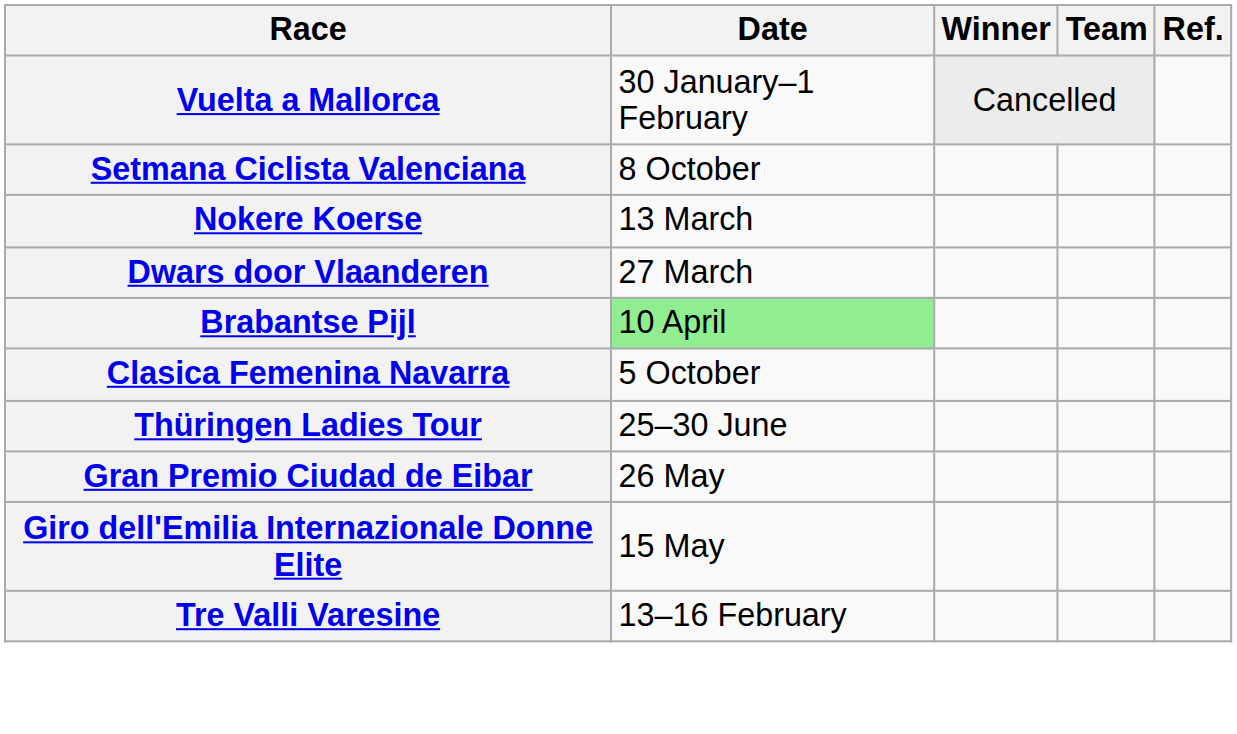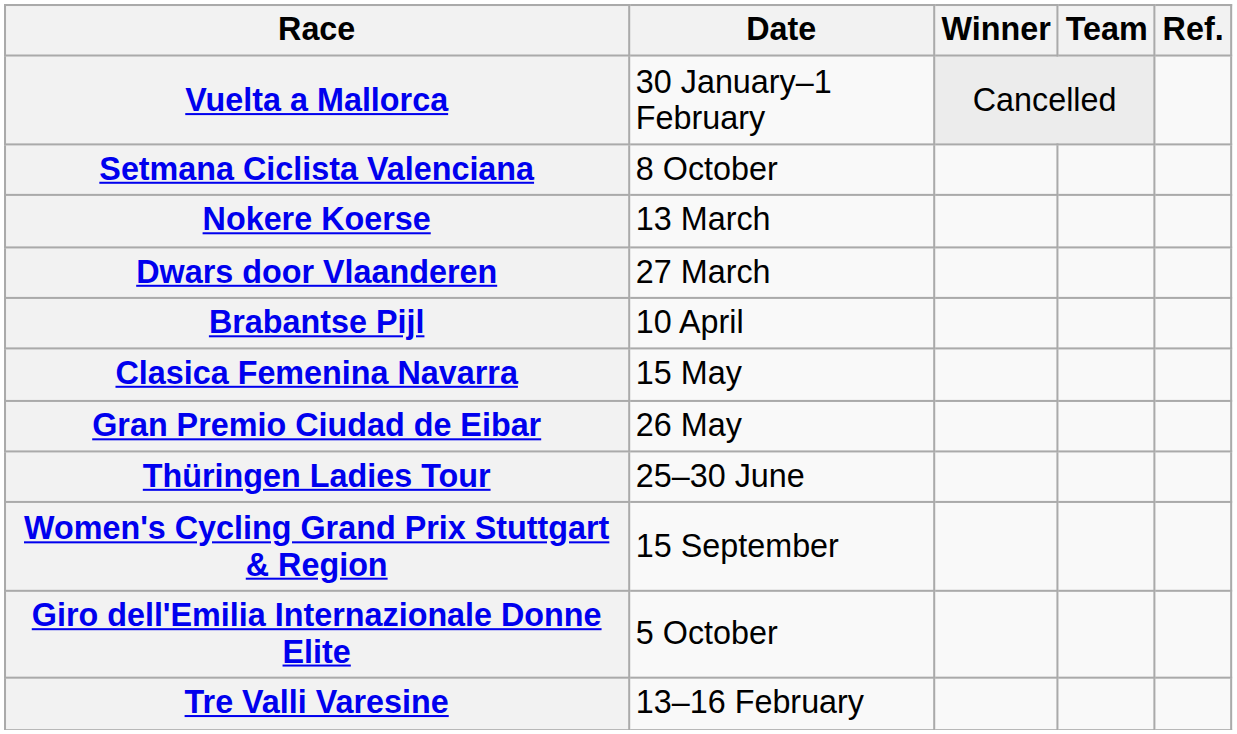(672, 322) lightgreen background -> (690, 322) no background
(690, 374) 5 October -> (689, 374) 15 May
rows swapped: (308, 476) <-> (308, 425)
+ row: (317, 545)
(672, 545) 15 May -> (707, 633) 5 October
